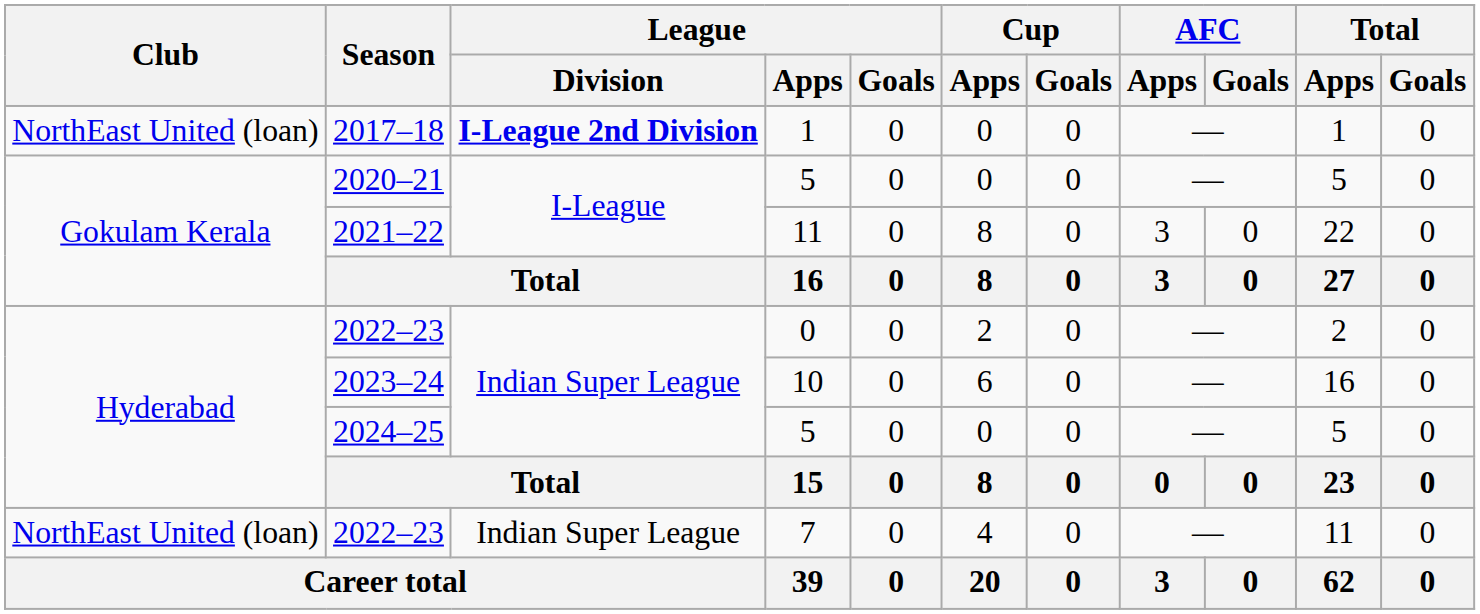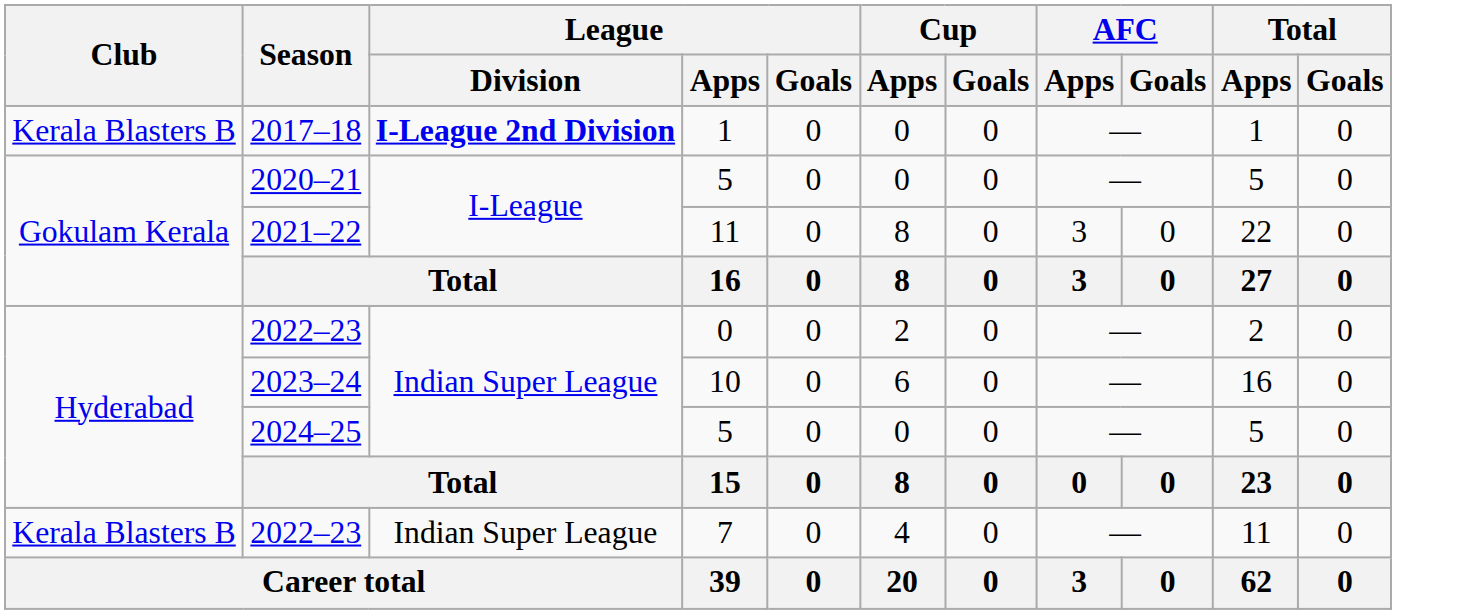(165, 130) NorthEast United (loan) -> (124, 130) Kerala Blasters B
(165, 532) NorthEast United (loan) -> (124, 532) Kerala Blasters B
